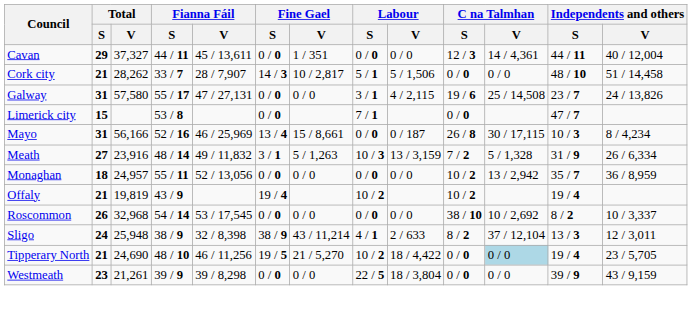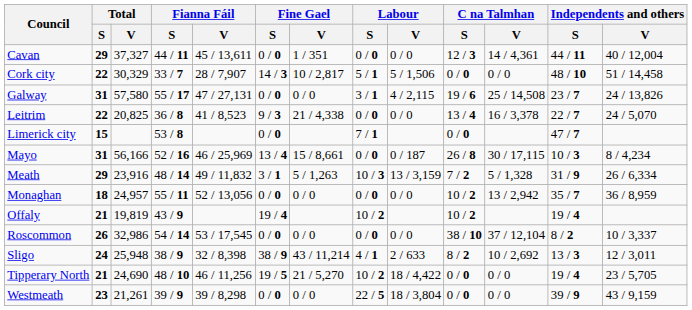(101, 74) 21 -> (101, 74) 22
(131, 74) 28,262 -> (131, 74) 30,329
+ row: (26, 114)
(101, 154) 27 -> (101, 174) 29
(131, 214) 32,968 -> (131, 235) 32,986
(513, 214) 10 / 2,692 -> (516, 235) 37 / 12,104
(516, 235) 37 / 12,104 -> (513, 255) 10 / 2,692
(499, 255) lightblue background -> (499, 275) no background
